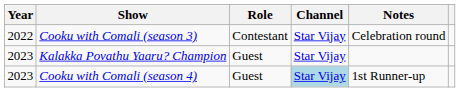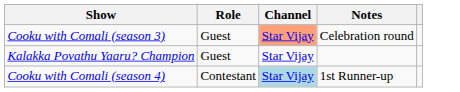- column: (20, 14)
(260, 35) Contestant -> (216, 35) Guest
(320, 35) no background -> (288, 35) lightsalmon background
(247, 76) Guest -> (228, 76) Contestant
